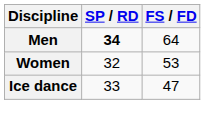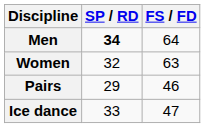(171, 63) 53 -> (171, 63) 63
+ row: (43, 87)
